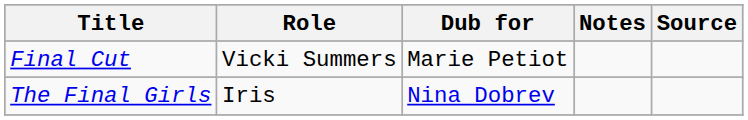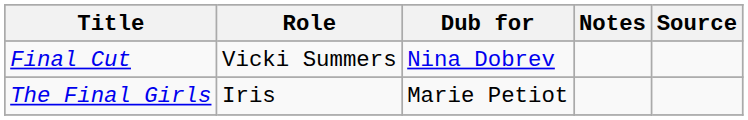(488, 60) Marie Petiot -> (481, 60) Nina Dobrev
(481, 96) Nina Dobrev -> (488, 96) Marie Petiot
